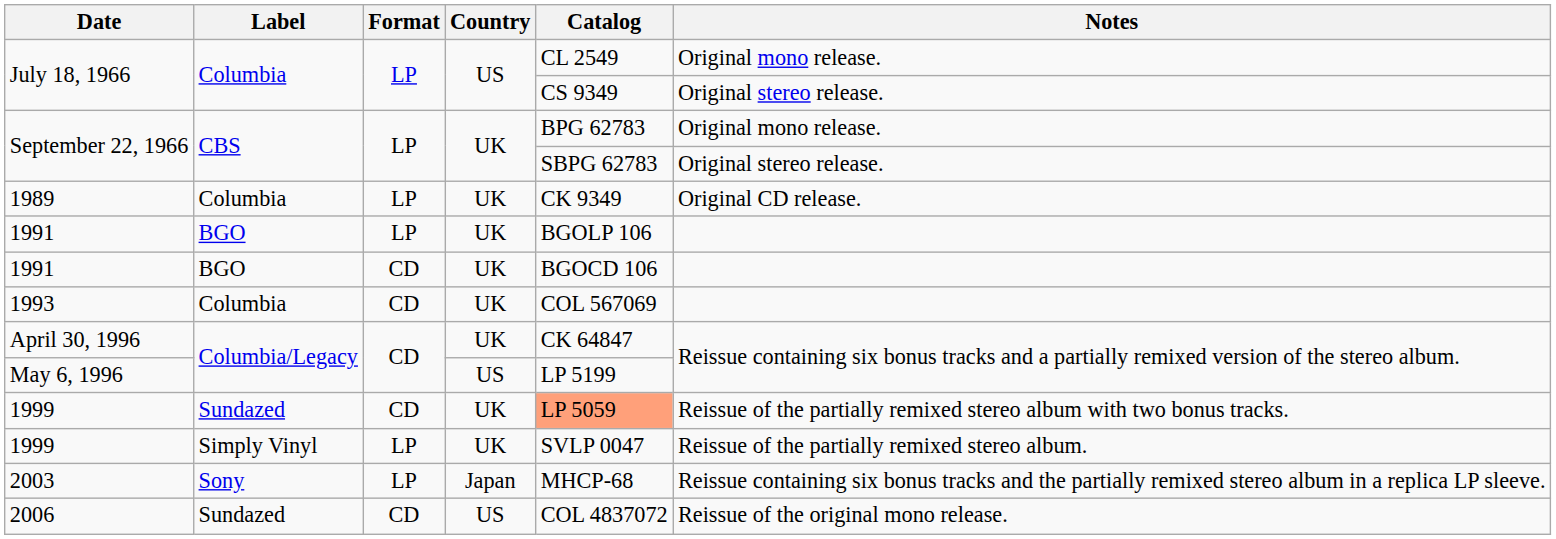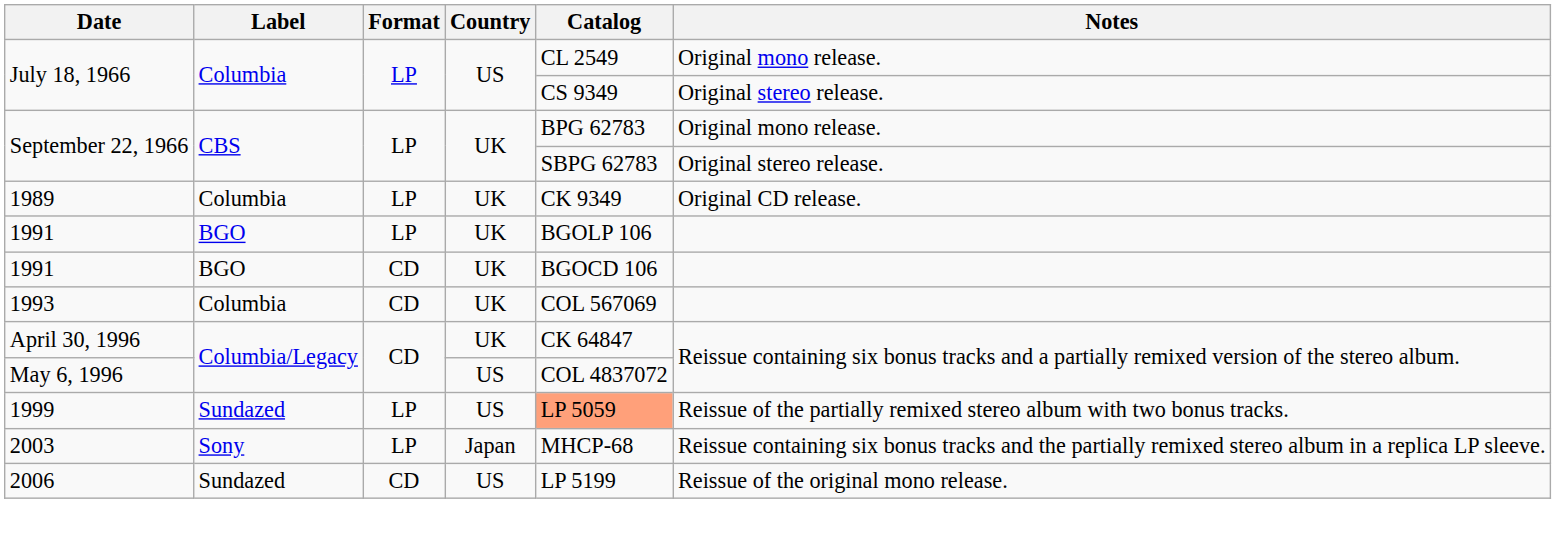(578, 374) LP 5199 -> (604, 374) COL 4837072
(404, 410) CD -> (404, 410) LP
(490, 410) UK -> (490, 410) US
- row: (32, 445)
(604, 515) COL 4837072 -> (578, 480) LP 5199
